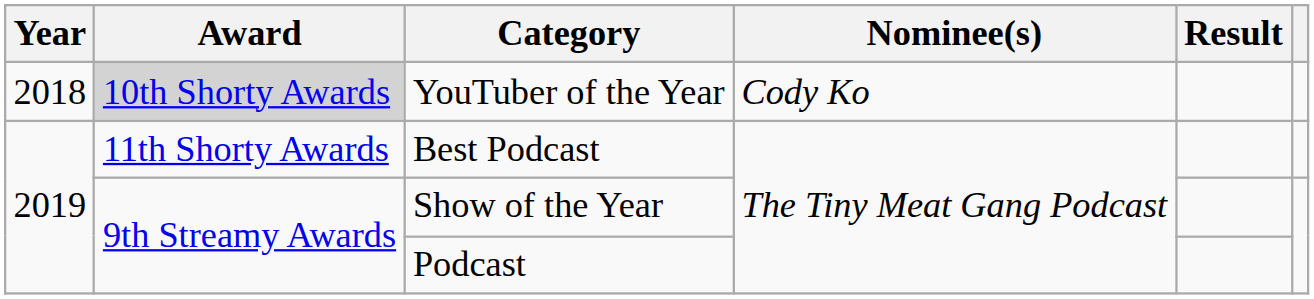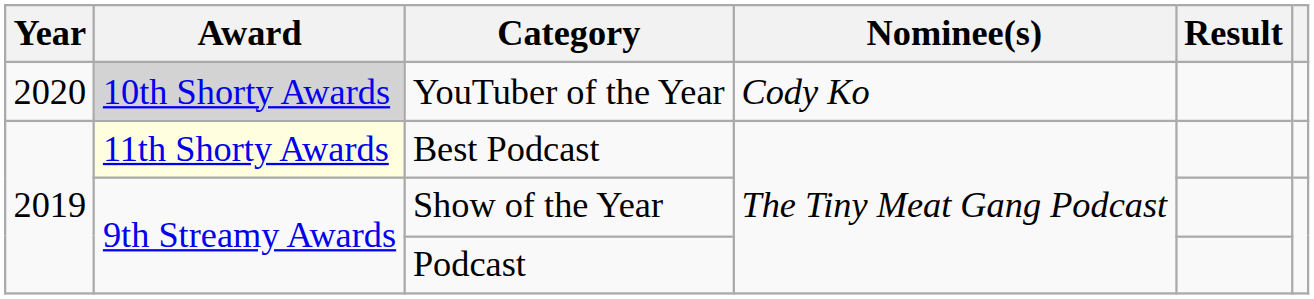(50, 90) 2018 -> (50, 90) 2020
(246, 148) no background -> (246, 148) lightyellow background
